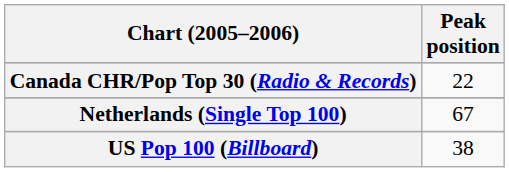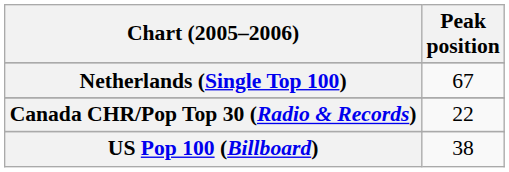rows swapped: (213, 80) <-> (213, 114)
